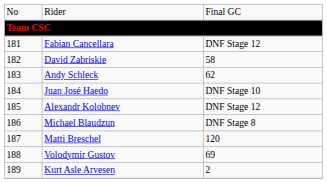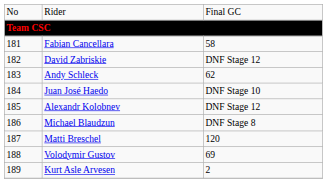(233, 44) DNF Stage 12 -> (210, 44) 58
(210, 59) 58 -> (233, 59) DNF Stage 12
